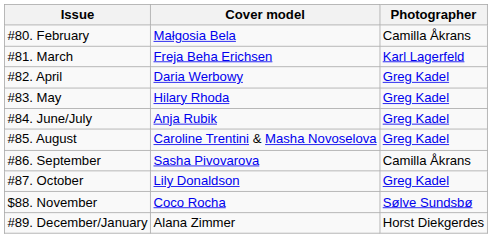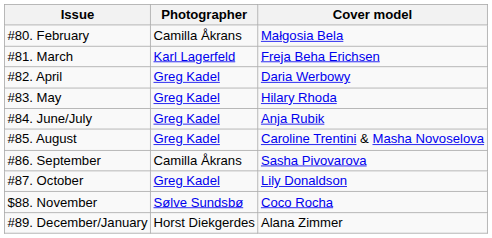columns swapped: (265, 14) <-> (433, 14)
